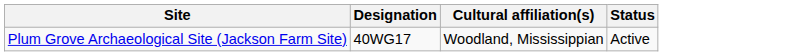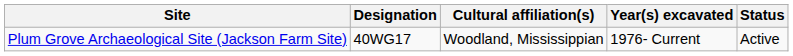+ column: (672, 16)
